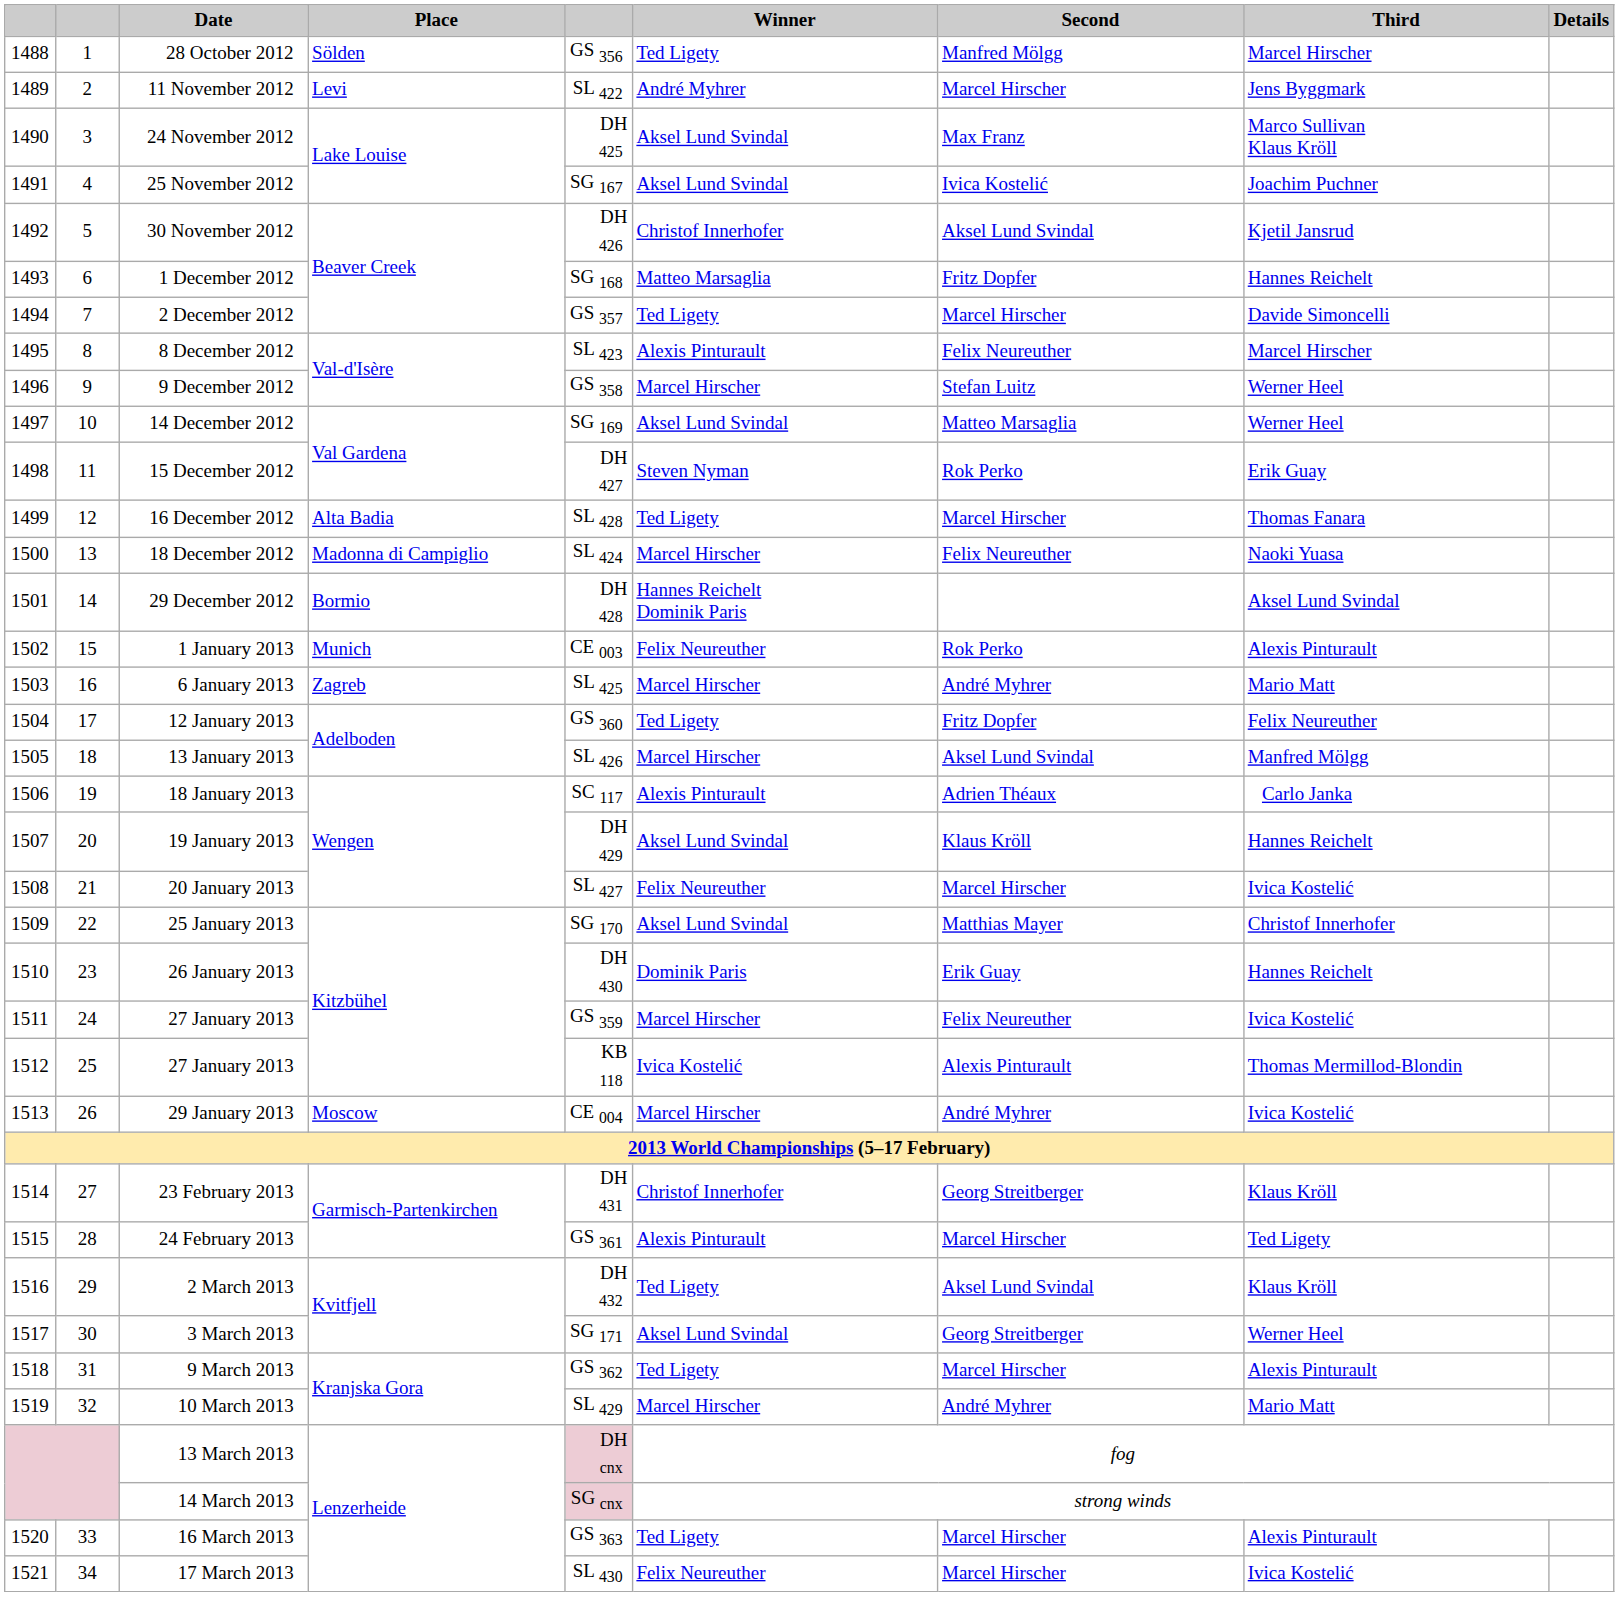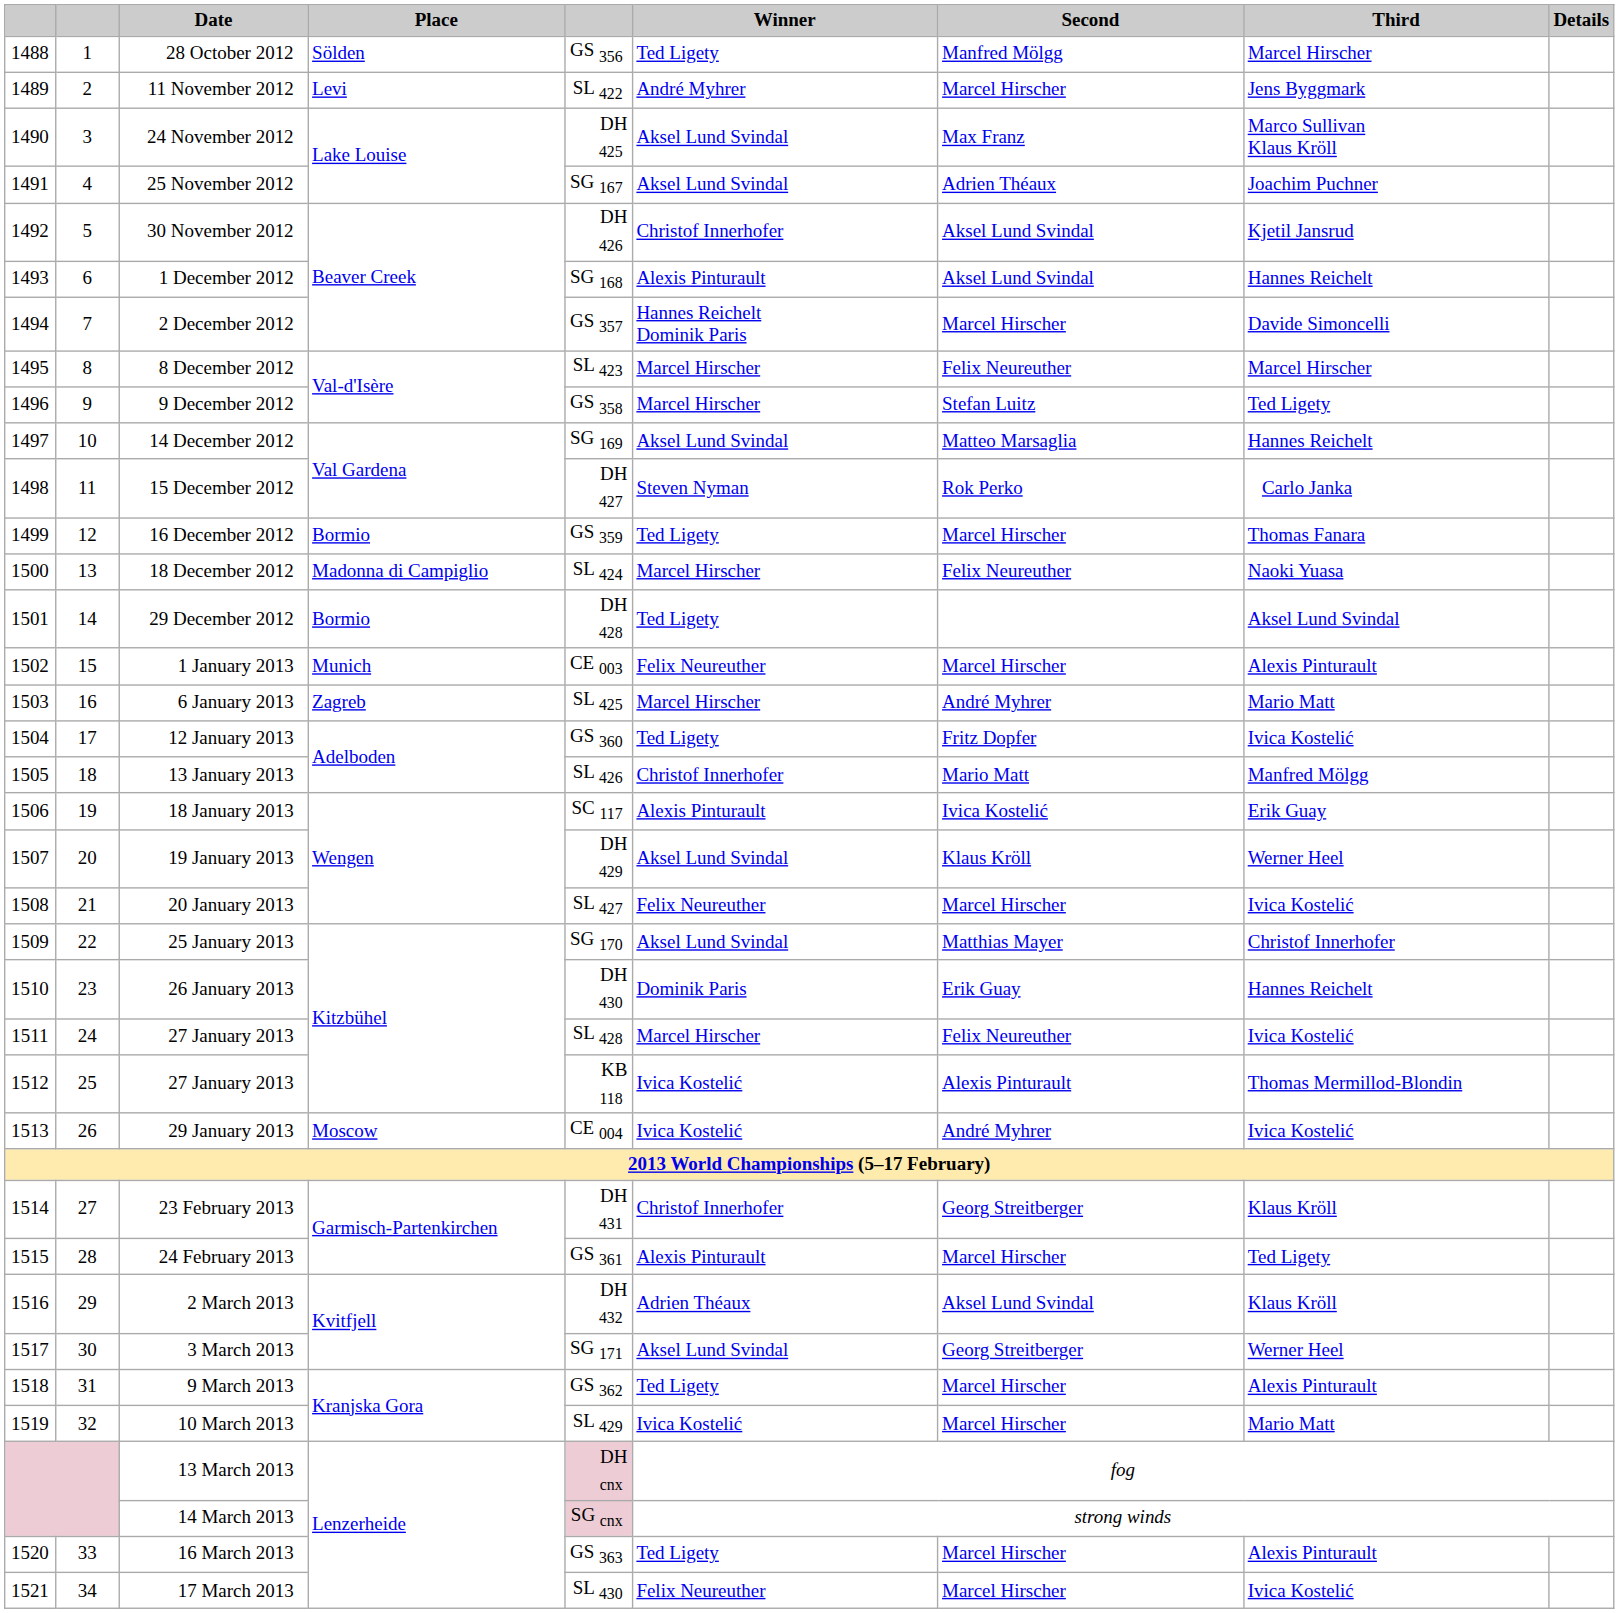(995, 184) Ivica Kostelić -> (999, 184) Adrien Théaux
(704, 278) Matteo Marsaglia -> (701, 278) Alexis Pinturault
(989, 278) Fritz Dopfer -> (1018, 278) Aksel Lund Svindal
(678, 314) Ted Ligety -> (699, 323) Hannes Reichelt Dominik Paris
(701, 351) Alexis Pinturault -> (698, 368) Marcel Hirscher
(1296, 387) Werner Heel -> (1289, 404) Ted Ligety
(1296, 423) Werner Heel -> (1310, 440) Hannes Reichelt
(1287, 470) Erik Guay -> (1300, 487) Carlo Janka
(353, 518) Alta Badia -> (341, 535) Bormio
(600, 517) SL 428 -> (599, 534) GS 359
(699, 601) Hannes Reichelt Dominik Paris -> (678, 618) Ted Ligety
(982, 648) Rok Perko -> (1004, 665) Marcel Hirscher
(1312, 721) Felix Neureuther -> (1301, 738) Ivica Kostelić
(698, 757) Marcel Hirscher -> (710, 774) Christof Innerhofer
(1018, 757) Aksel Lund Svindal -> (986, 774) Mario Matt
(999, 793) Adrien Théaux -> (995, 810) Ivica Kostelić
(1300, 793) Carlo Janka -> (1287, 810) Erik Guay
(1310, 841) Hannes Reichelt -> (1296, 857) Werner Heel
(599, 1018) GS 359 -> (600, 1035) SL 428
(698, 1113) Marcel Hirscher -> (689, 1130) Ivica Kostelić
(678, 1286) Ted Ligety -> (693, 1303) Adrien Théaux
(698, 1406) Marcel Hirscher -> (689, 1423) Ivica Kostelić
(997, 1406) André Myhrer -> (1004, 1423) Marcel Hirscher
